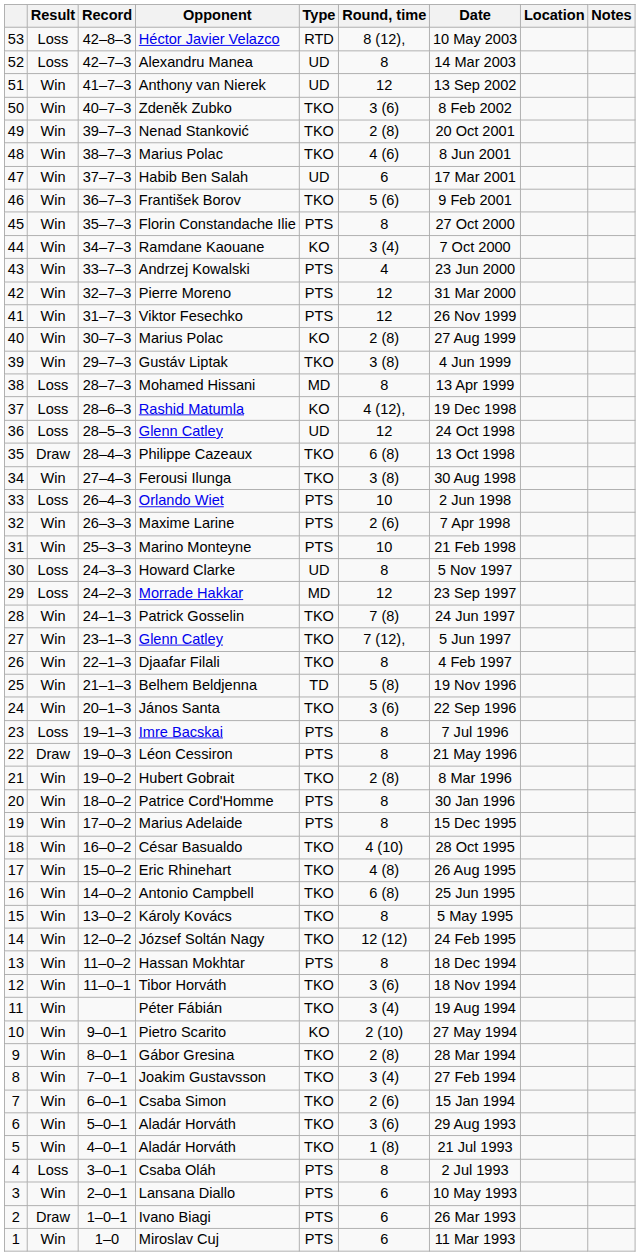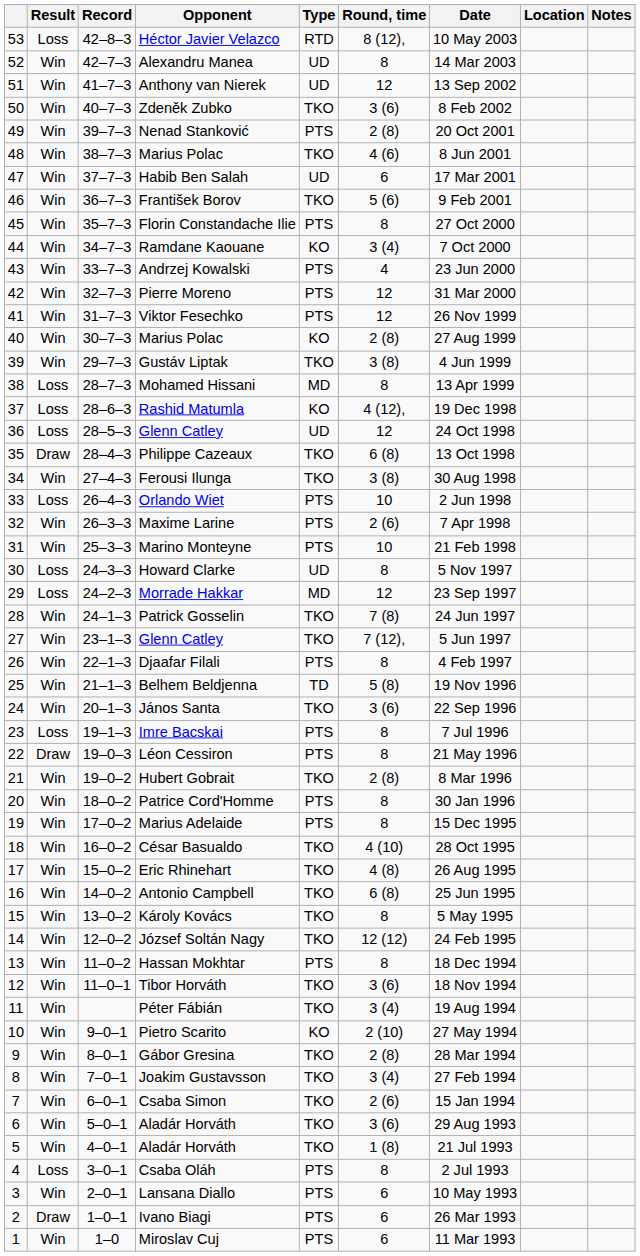(53, 62) Loss -> (53, 62) Win
(319, 131) TKO -> (319, 131) PTS
(319, 662) TKO -> (319, 662) PTS
